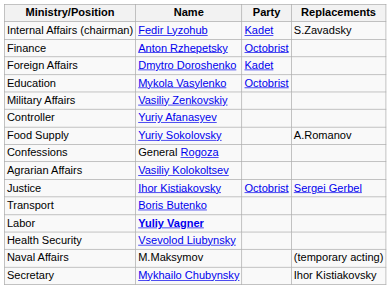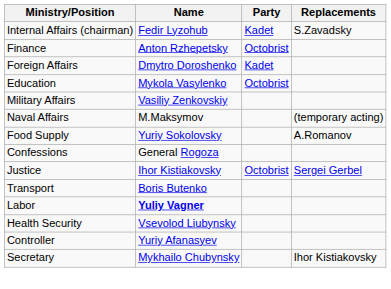rows swapped: (38, 258) <-> (31, 118)
- row: (45, 170)
